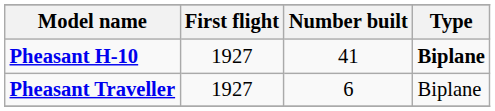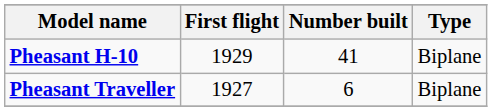(232, 55) 1927 -> (232, 55) 1929
(451, 55) bold -> (450, 55) normal
